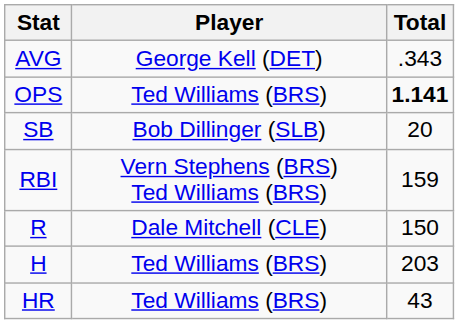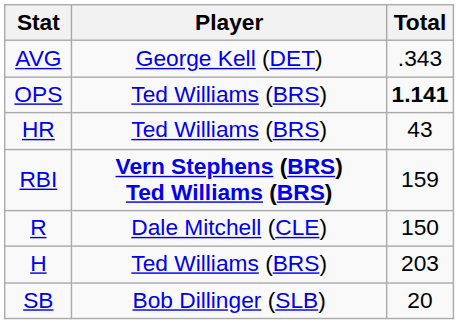rows swapped: (38, 300) <-> (38, 130)
(229, 179) normal -> (229, 179) bold
